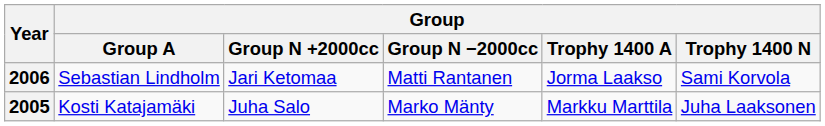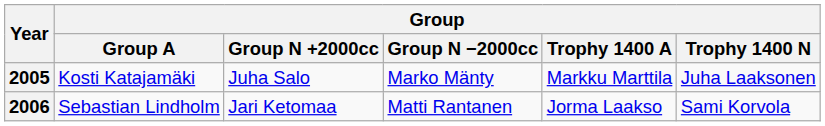rows swapped: (29, 107) <-> (29, 78)
